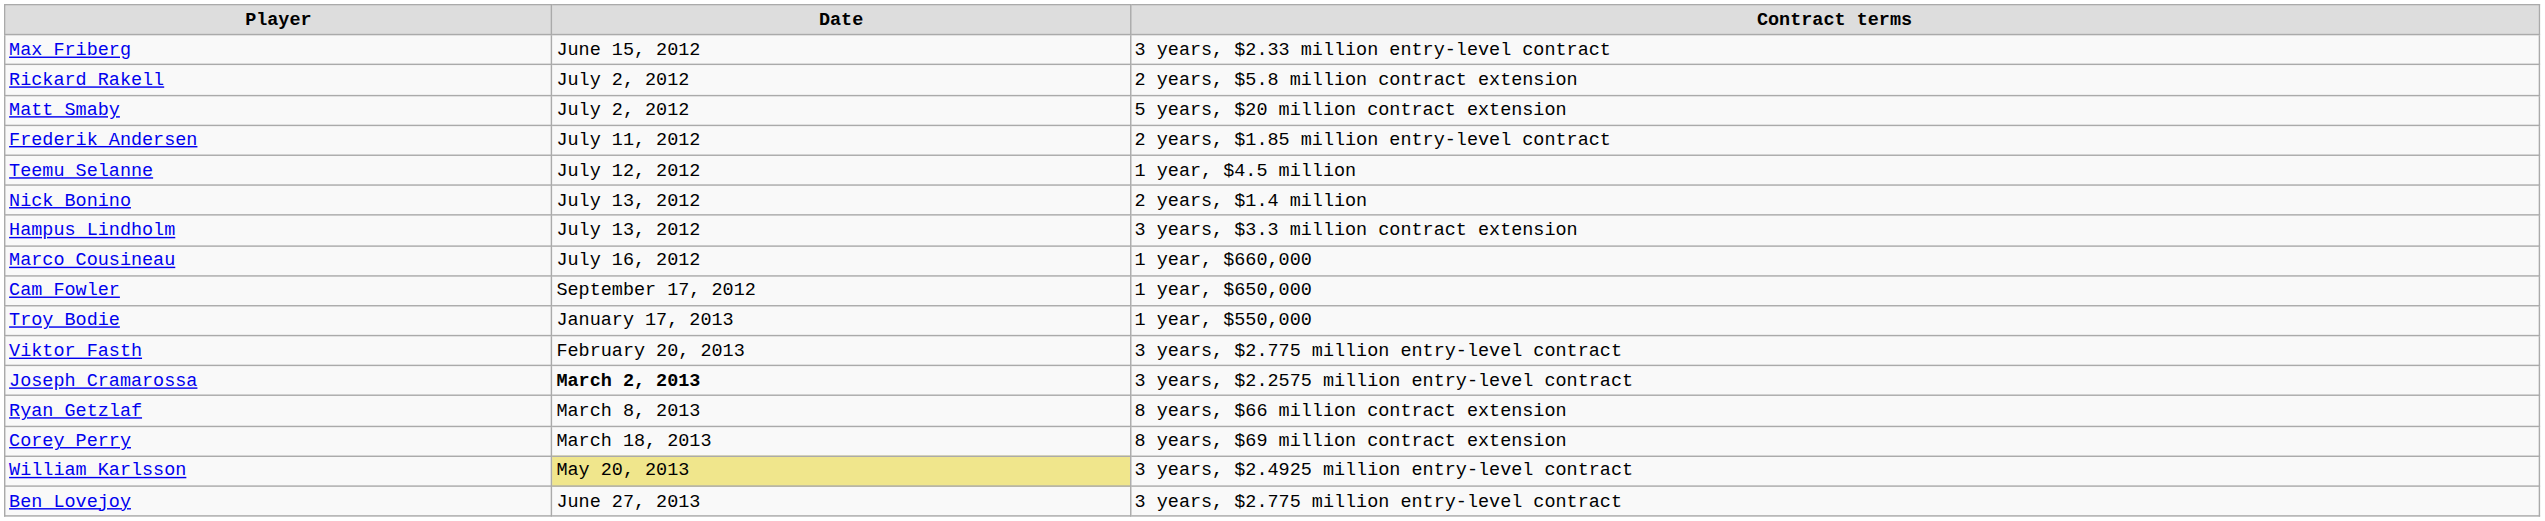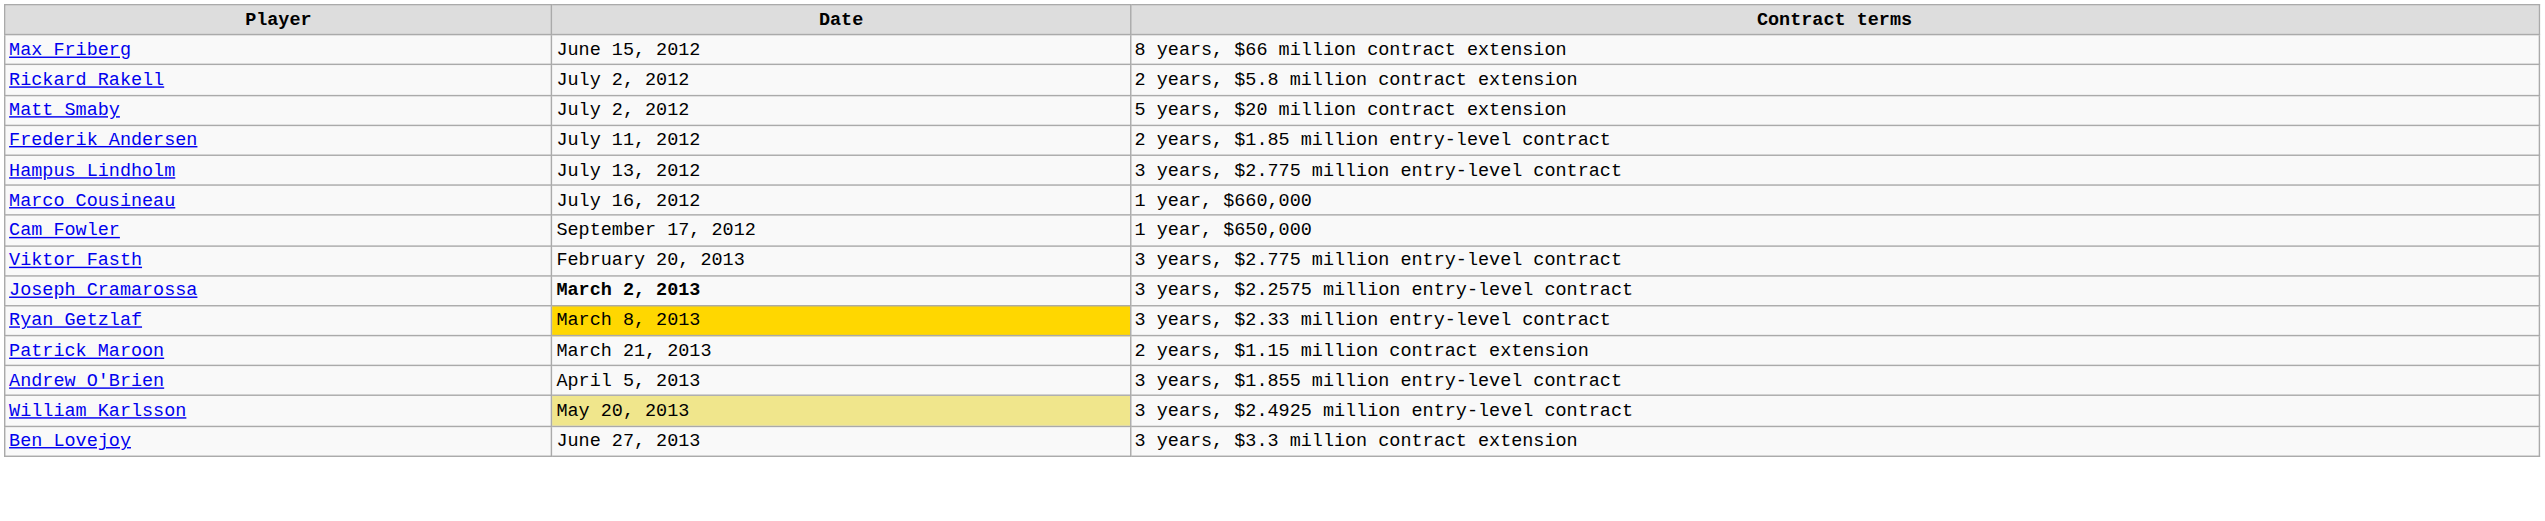(1373, 50) 3 years, $2.33 million entry-level contract -> (1351, 50) 8 years, $66 million contract extension
- row: (81, 170)
- row: (70, 200)
(1356, 230) 3 years, $3.3 million contract extension -> (1378, 170) 3 years, $2.775 million entry-level contract
- row: (64, 321)
(628, 411) no background -> (628, 321) gold background
(1351, 411) 8 years, $66 million contract extension -> (1373, 321) 3 years, $2.33 million entry-level contract
- row: (70, 441)
+ row: (87, 351)
+ row: (87, 381)
(1378, 501) 3 years, $2.775 million entry-level contract -> (1356, 441) 3 years, $3.3 million contract extension
